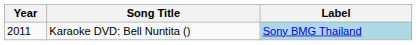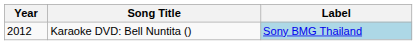(19, 31) 2011 -> (19, 31) 2012
